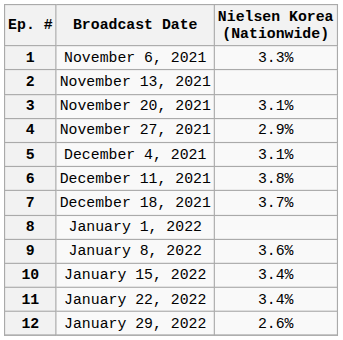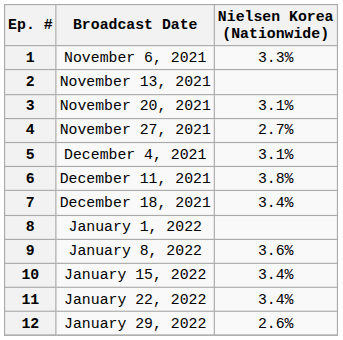(276, 130) 2.9% -> (276, 130) 2.7%
(276, 203) 3.7% -> (276, 203) 3.4%
